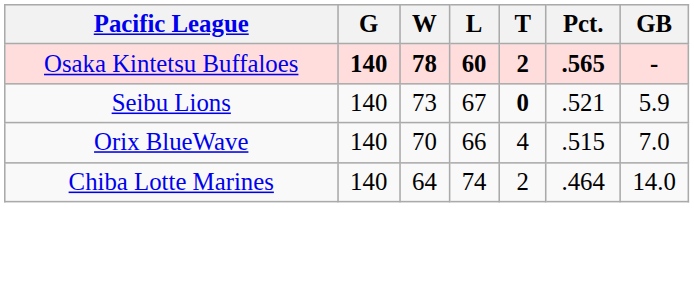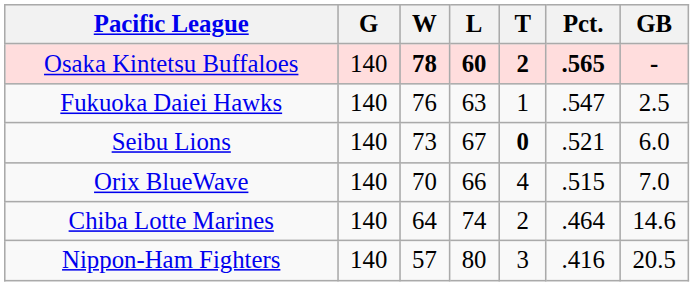(369, 63) bold -> (369, 63) normal
+ row: (171, 102)
(654, 102) 5.9 -> (654, 142) 6.0
(654, 181) 14.0 -> (654, 220) 14.6
+ row: (171, 260)
